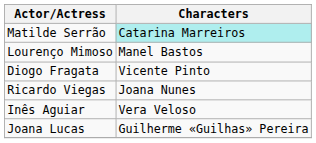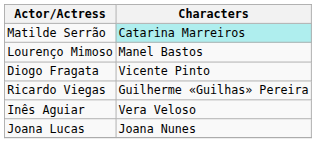(157, 90) Joana Nunes -> (214, 90) Guilherme «Guilhas» Pereira
(214, 128) Guilherme «Guilhas» Pereira -> (157, 128) Joana Nunes
